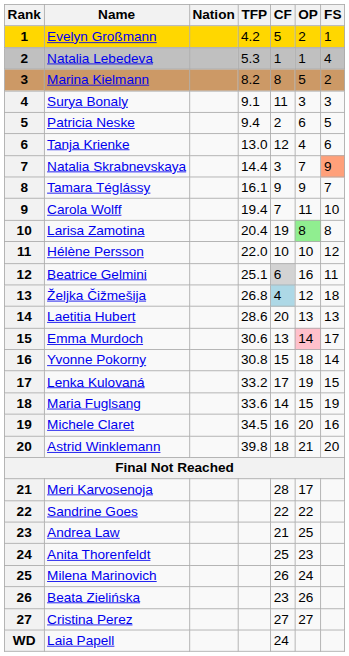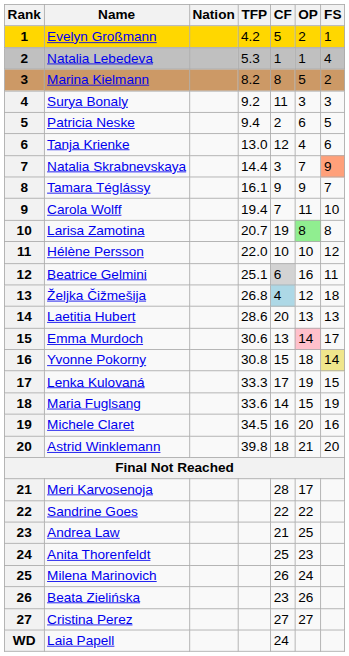(250, 101) 9.1 -> (250, 101) 9.2
(254, 230) 20.4 -> (254, 230) 20.7
(332, 360) no background -> (332, 360) khaki background
(254, 381) 33.2 -> (254, 381) 33.3
